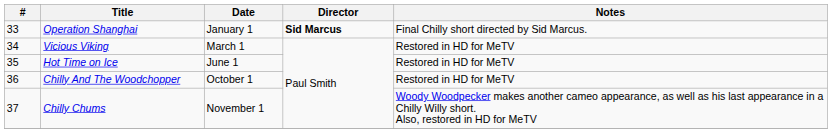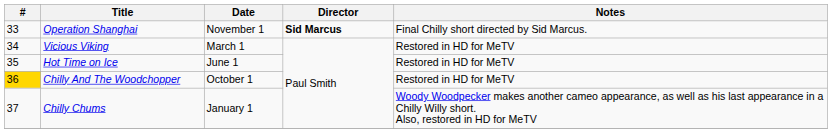(230, 29) January 1 -> (235, 29) November 1
(13, 79) no background -> (13, 79) gold background
(235, 108) November 1 -> (230, 108) January 1
